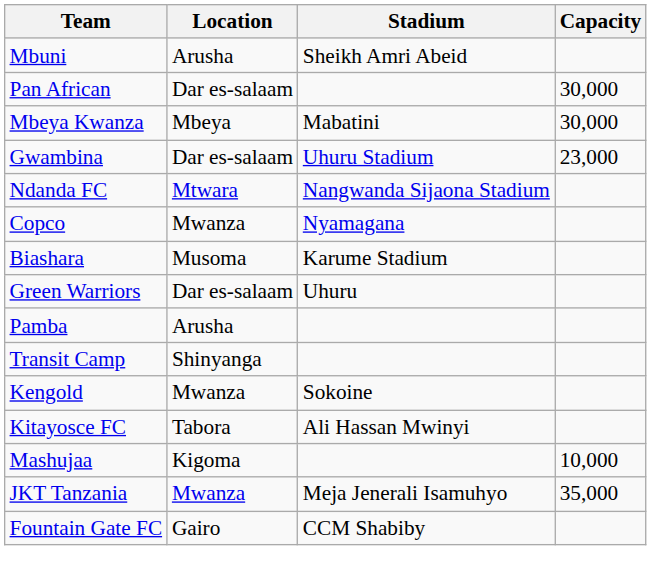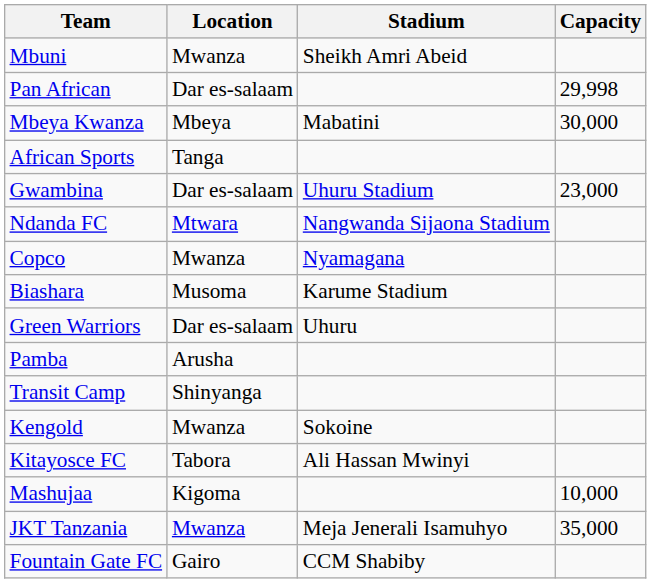(203, 55) Arusha -> (209, 55) Mwanza
(589, 88) 30,000 -> (589, 88) 29,998
+ row: (72, 156)
